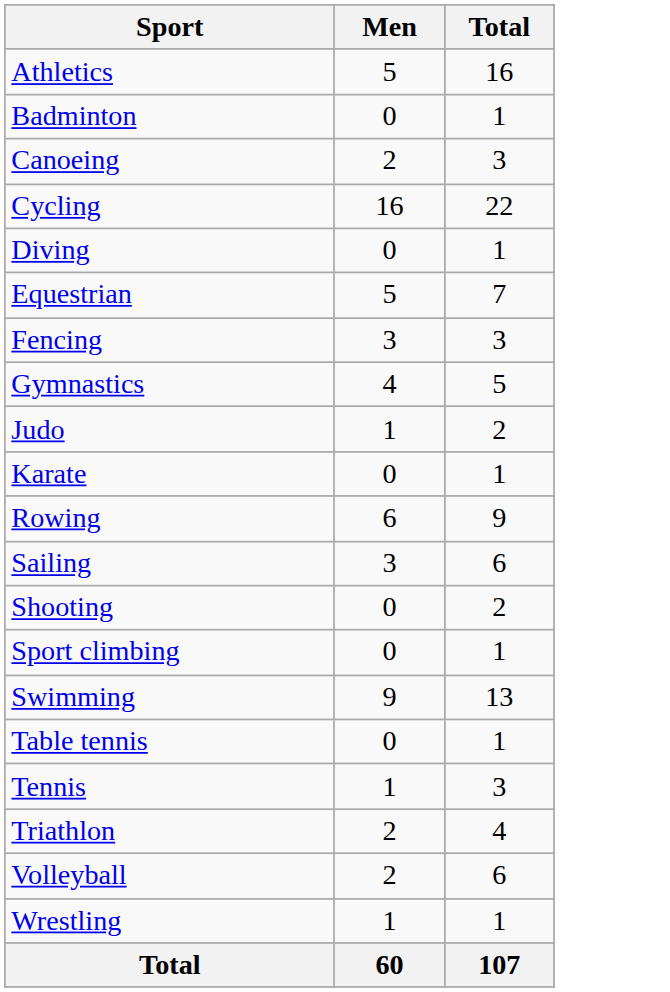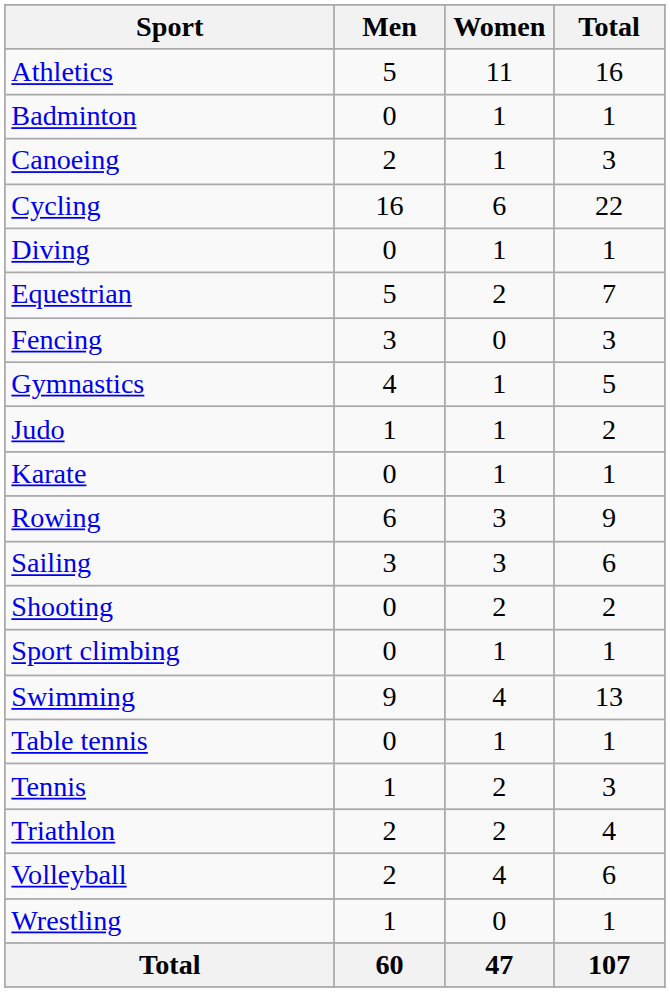+ column: (499, 26)
